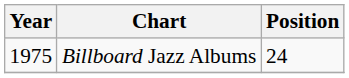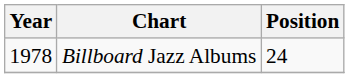(31, 55) 1975 -> (31, 55) 1978
